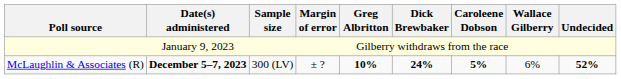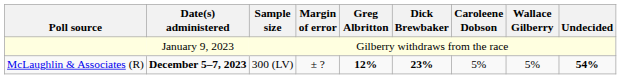(366, 65) 10% -> (366, 65) 12%
(422, 65) 24% -> (422, 65) 23%
(479, 65) bold -> (479, 65) normal
(532, 65) 6% -> (532, 65) 5%
(587, 65) 52% -> (587, 65) 54%
